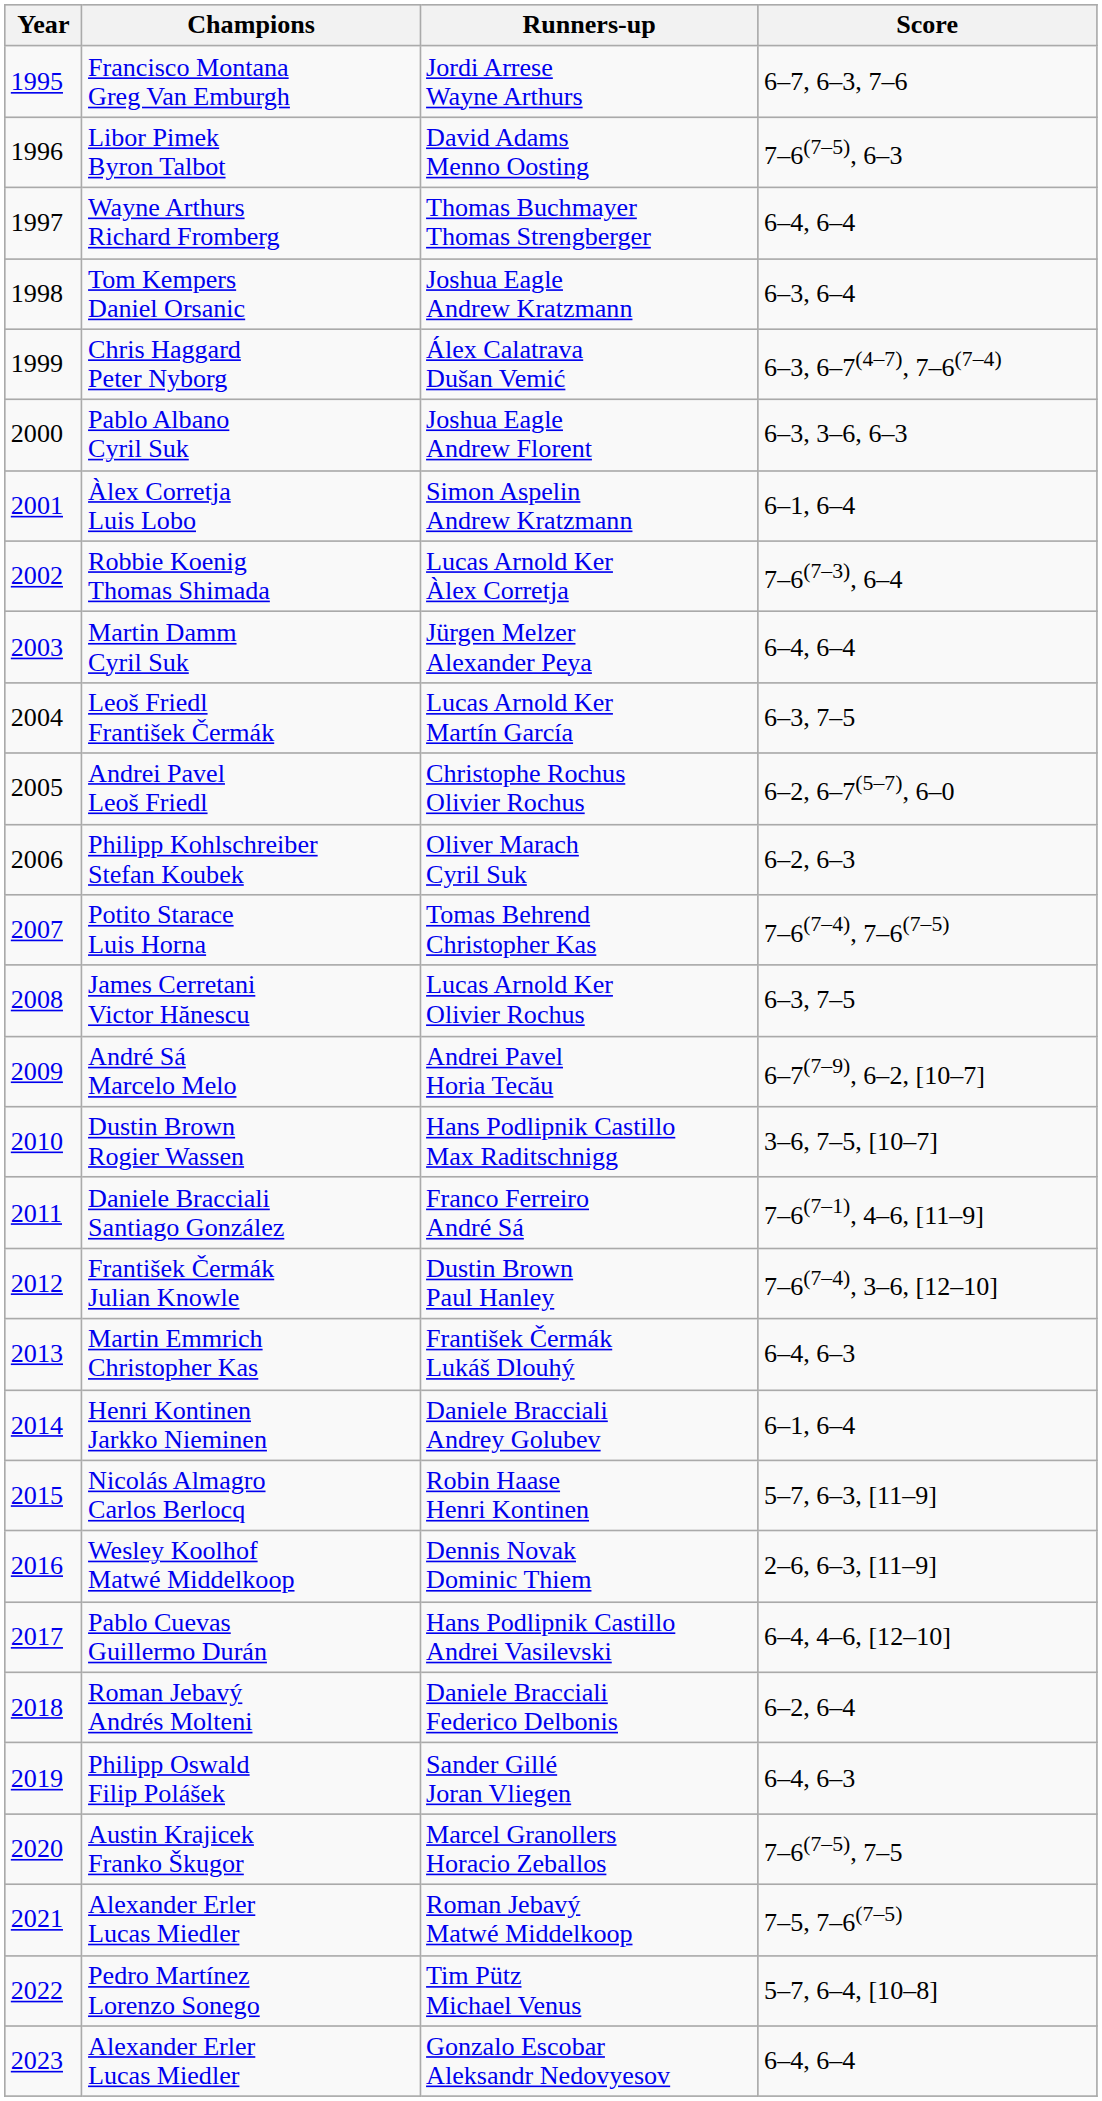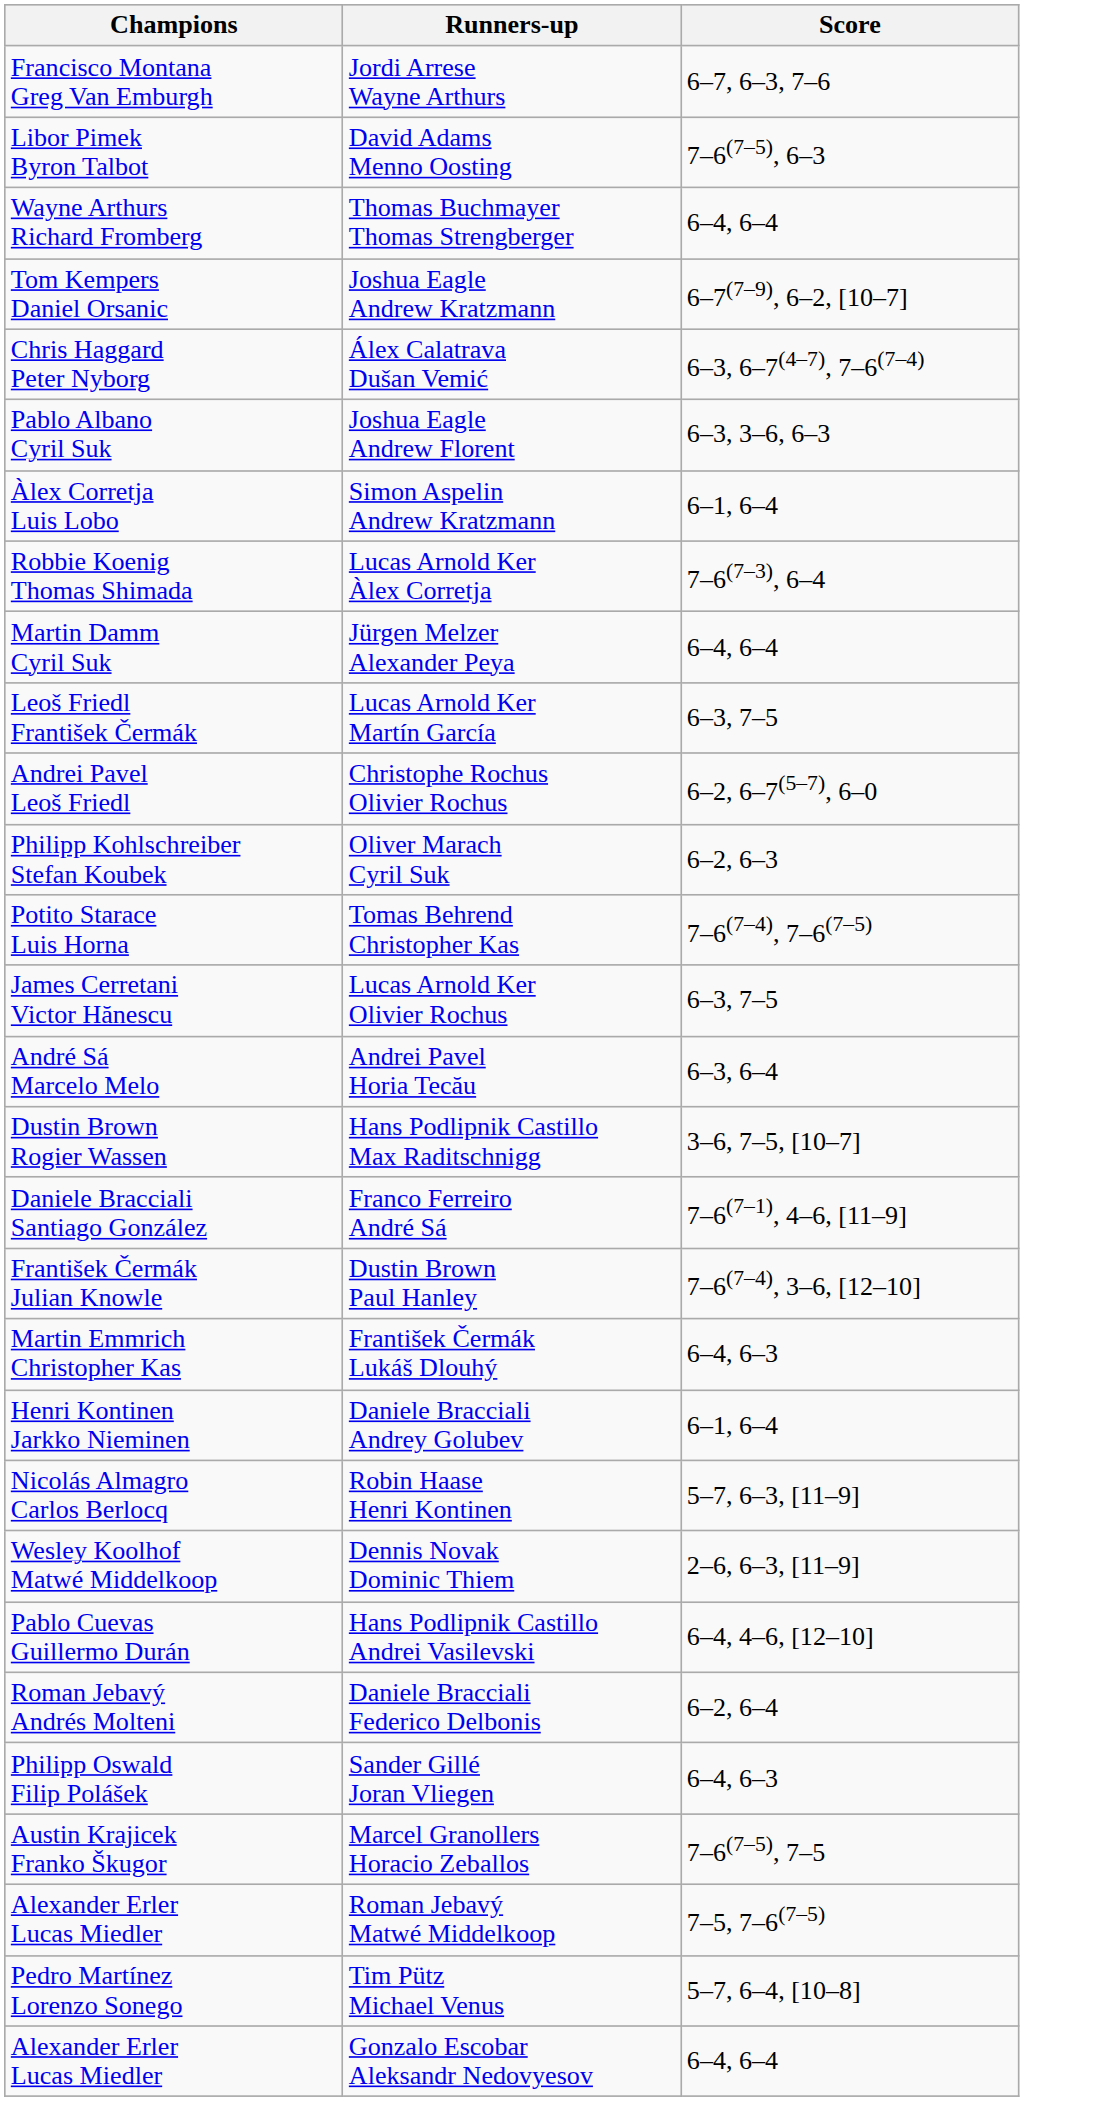- column: (43, 25)
(810, 293) 6–3, 6–4 -> (797, 293) 6–7(7–9), 6–2, [10–7]
(875, 1071) 6–7(7–9), 6–2, [10–7] -> (733, 1071) 6–3, 6–4
